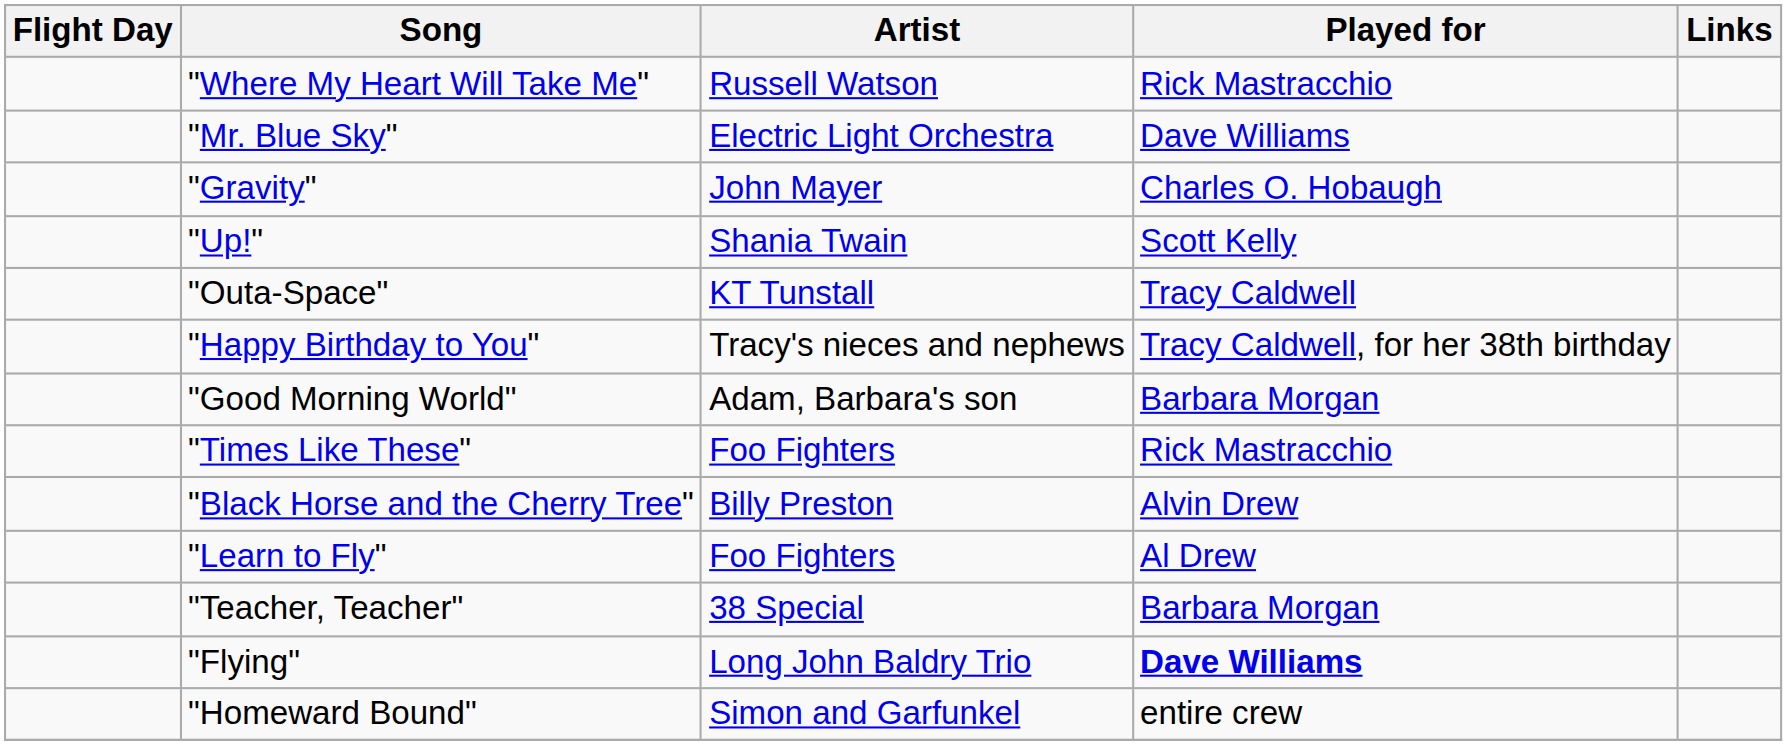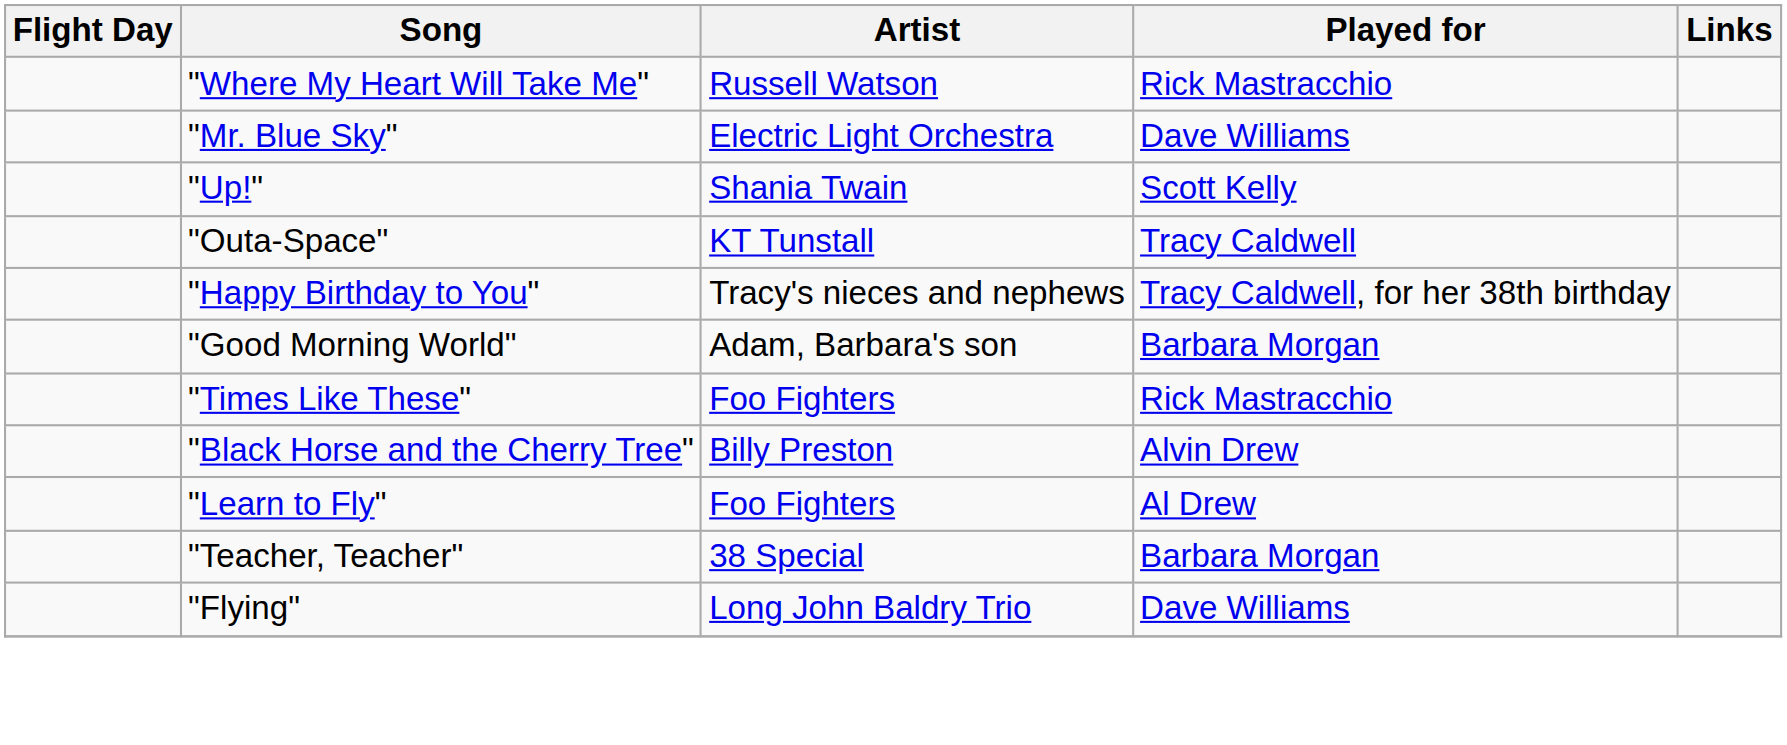- row: (252, 188)
(1251, 661) bold -> (1245, 608) normal
- row: (332, 713)
